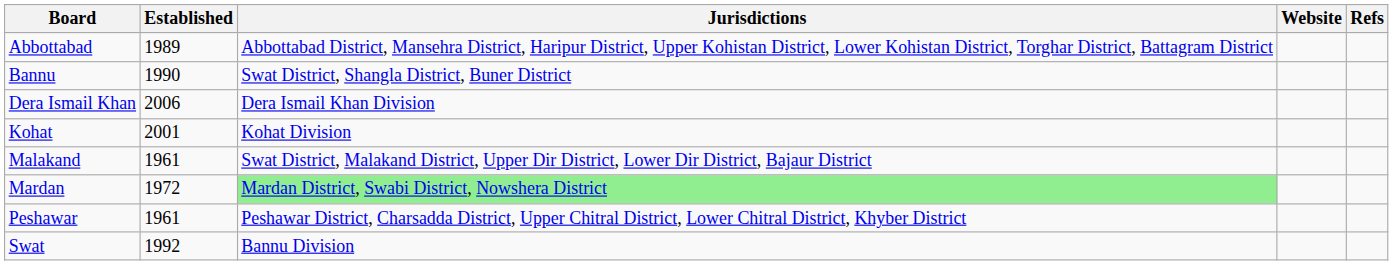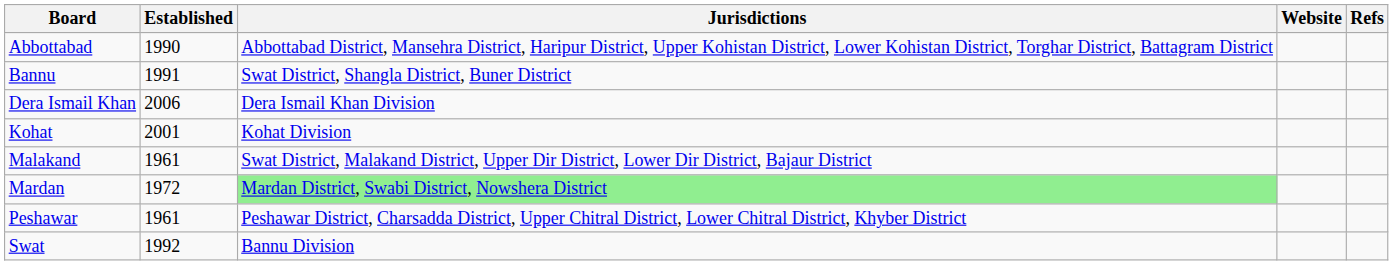(162, 47) 1989 -> (162, 47) 1990
(162, 75) 1990 -> (162, 75) 1991
